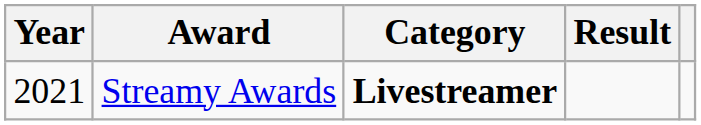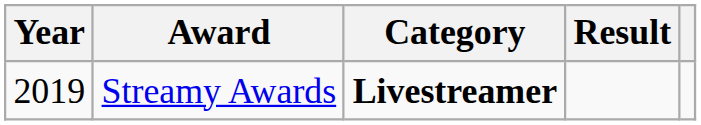(49, 89) 2021 -> (49, 89) 2019
